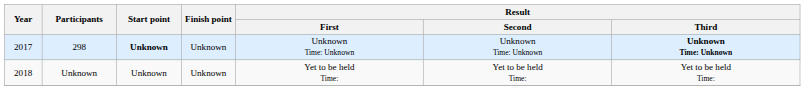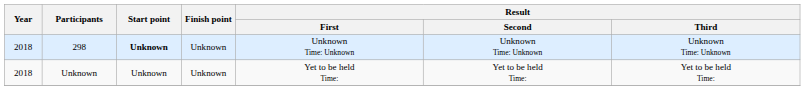(23, 47) 2017 -> (23, 47) 2018
(706, 47) bold -> (706, 47) normal
